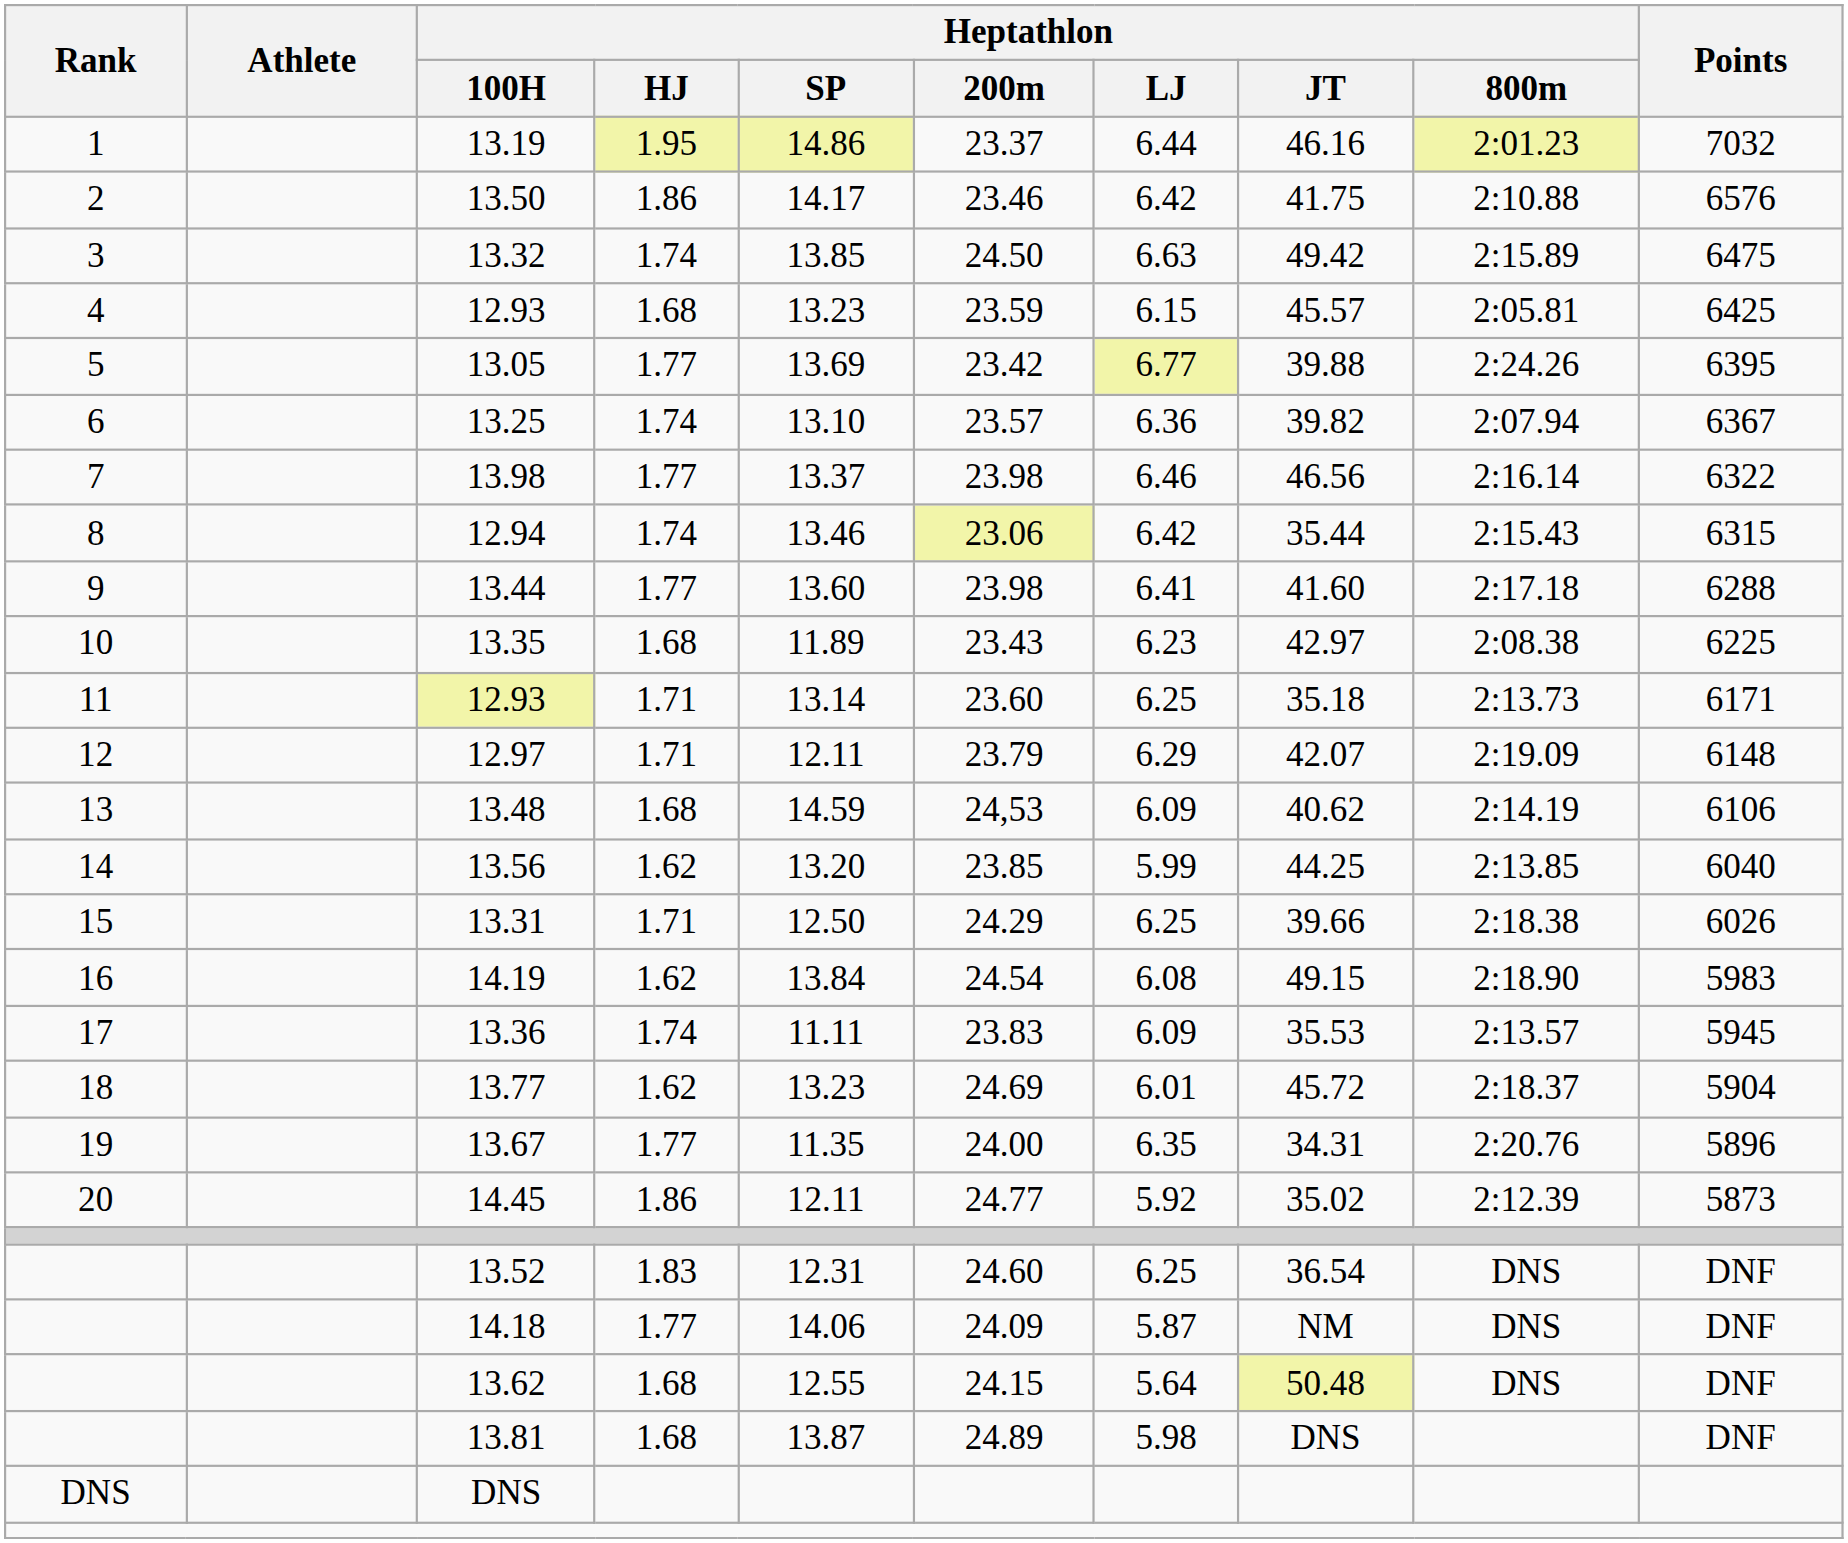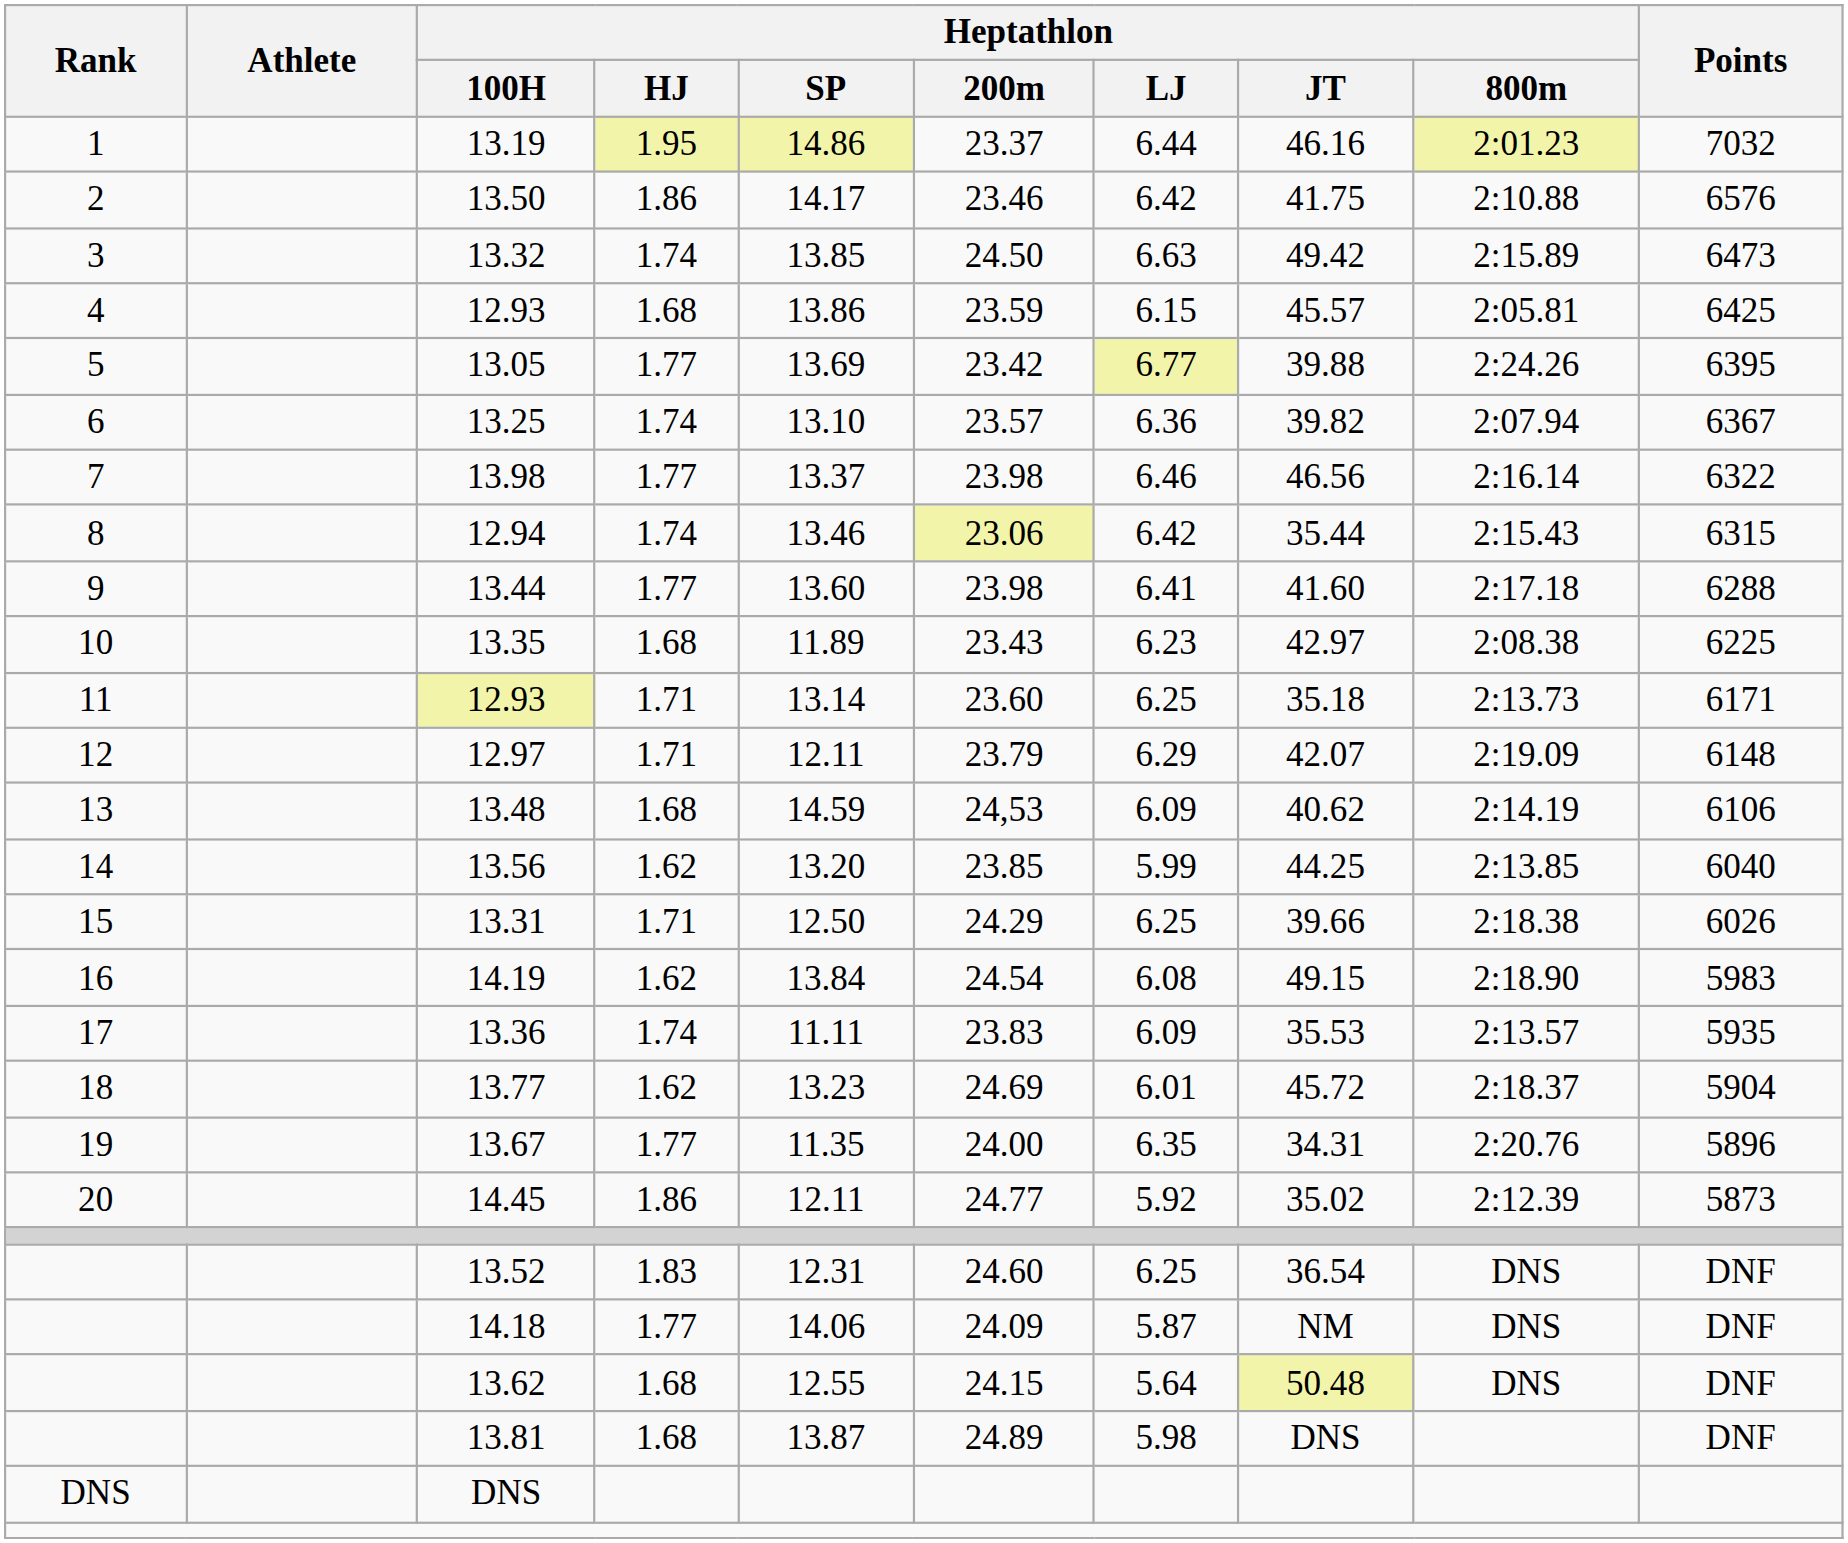(1741, 254) 6475 -> (1741, 254) 6473
(826, 310) 13.23 -> (826, 310) 13.86
(1741, 1032) 5945 -> (1741, 1032) 5935
